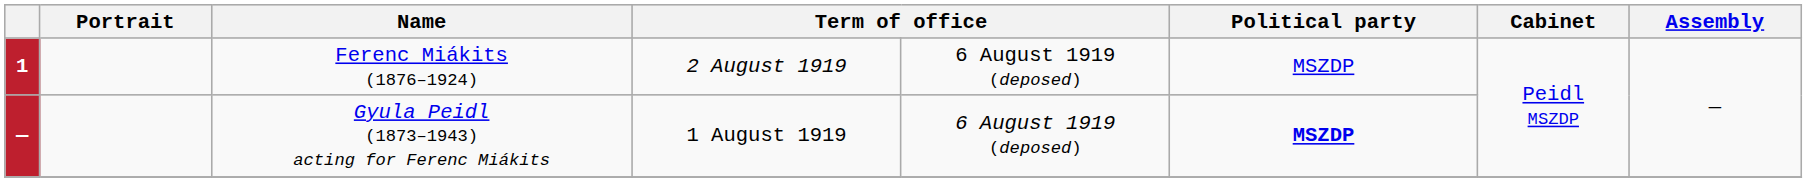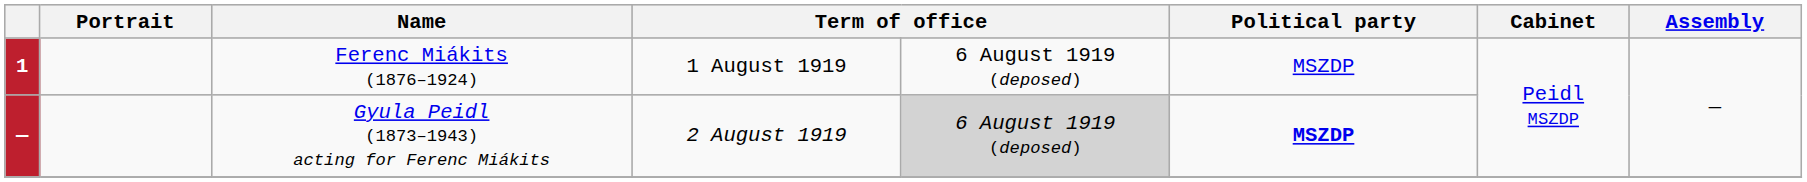(767, 67) 2 August 1919 -> (767, 67) 1 August 1919
(767, 136) 1 August 1919 -> (767, 136) 2 August 1919
(1035, 135) no background -> (1035, 135) lightgrey background
